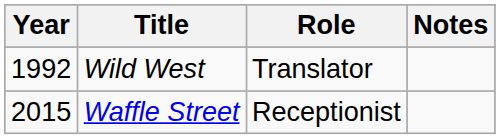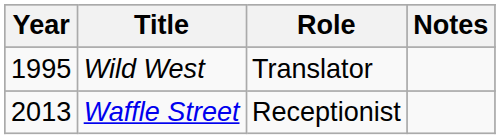(41, 68) 1992 -> (41, 68) 1995
(41, 111) 2015 -> (41, 111) 2013
